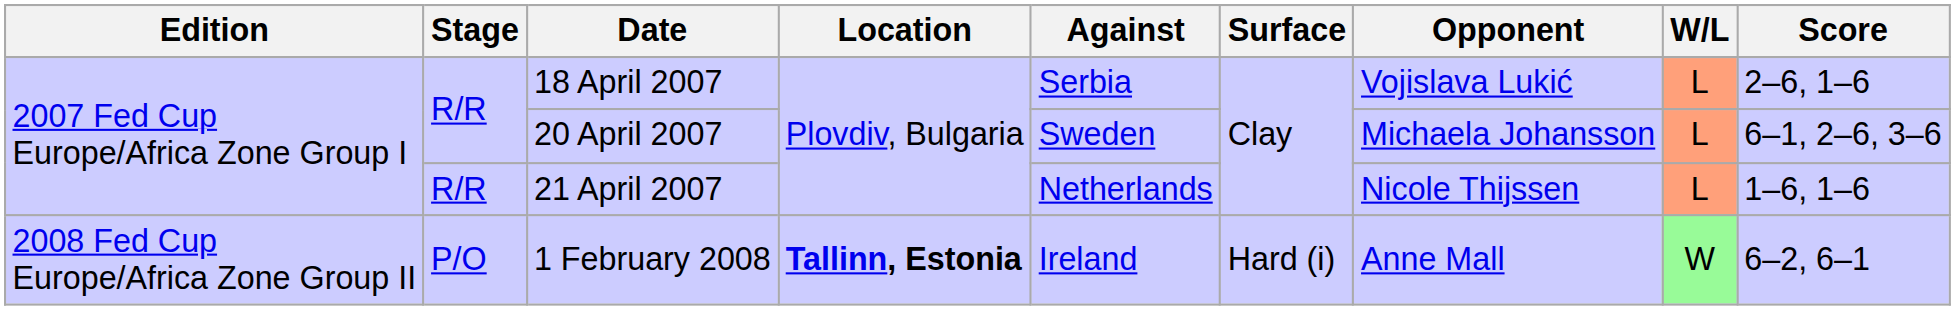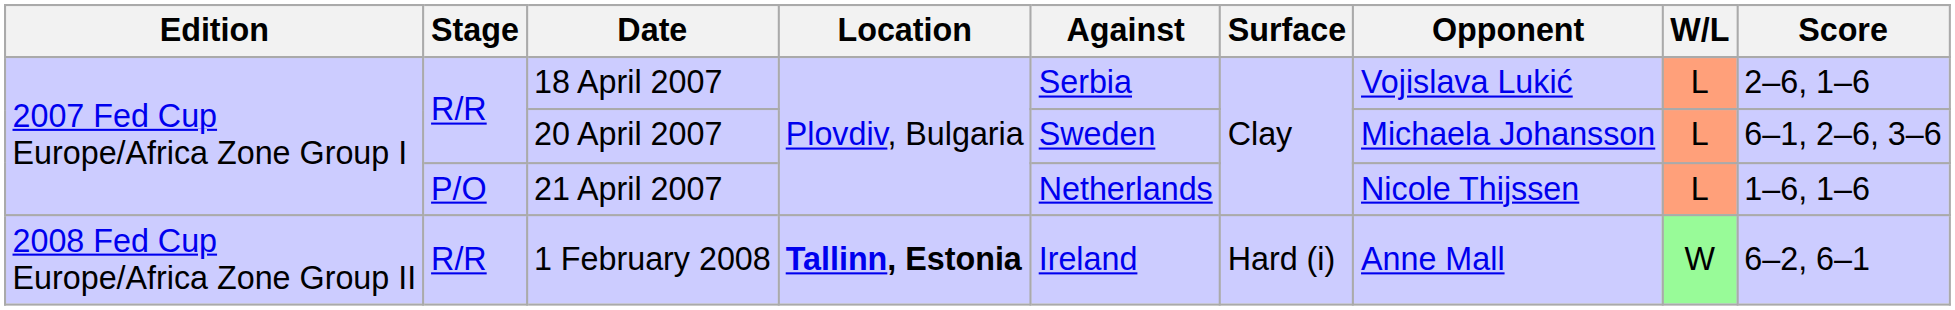(459, 187) R/R -> (459, 187) P/O
(459, 258) P/O -> (459, 258) R/R
